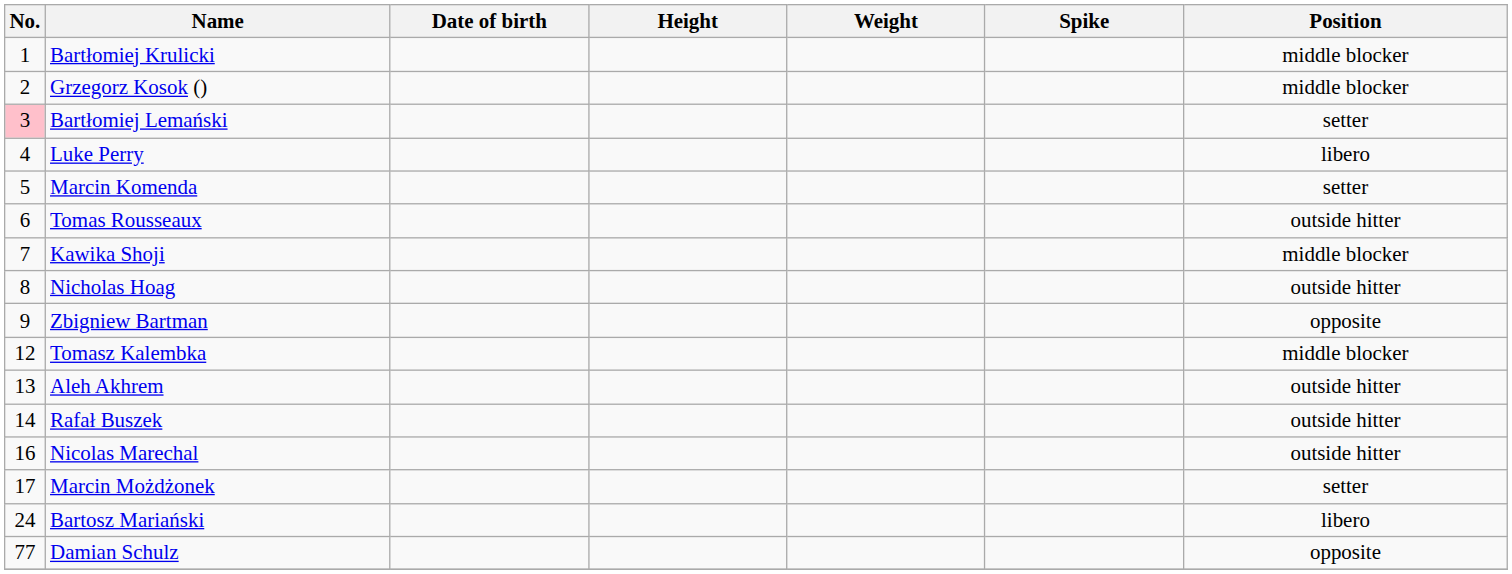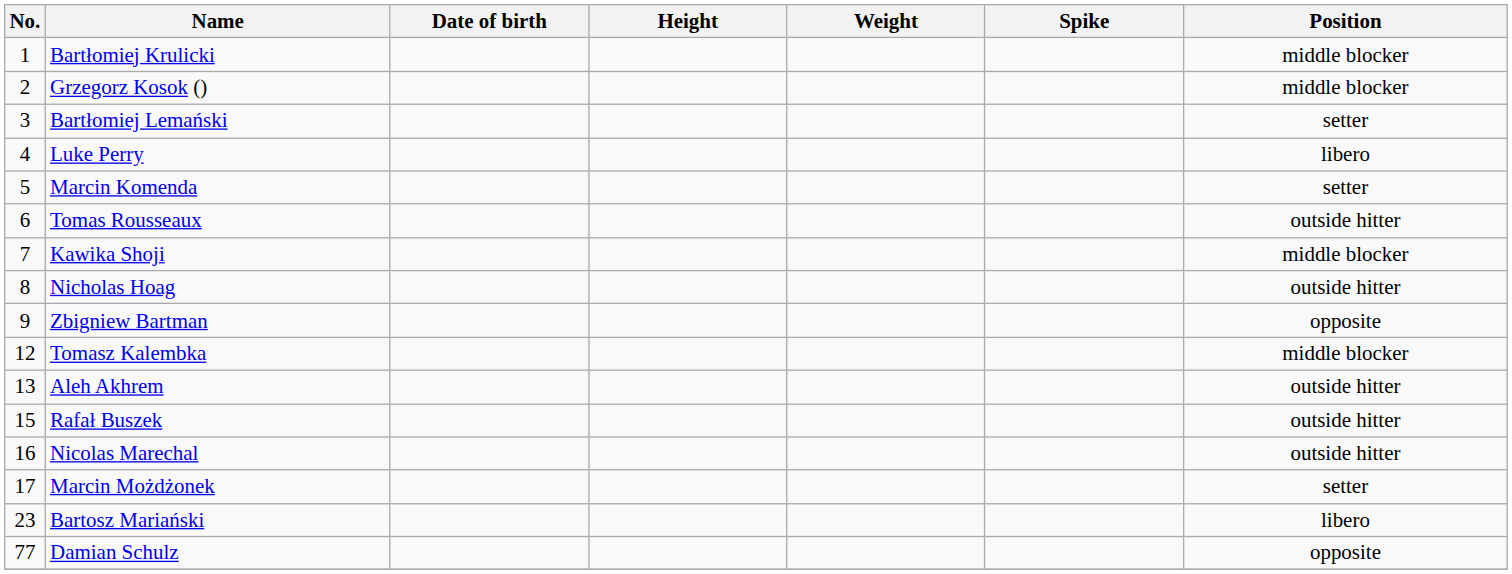(25, 120) pink background -> (25, 120) no background
(25, 420) 14 -> (25, 420) 15
(25, 519) 24 -> (25, 519) 23
